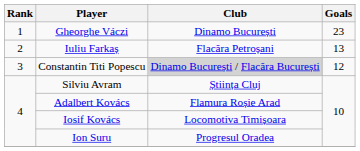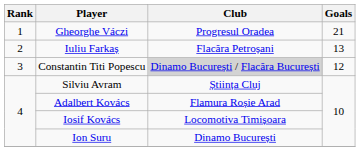(235, 31) Dinamo București -> (235, 31) Progresul Oradea
(339, 31) 23 -> (339, 31) 21
(235, 137) Progresul Oradea -> (235, 137) Dinamo București
